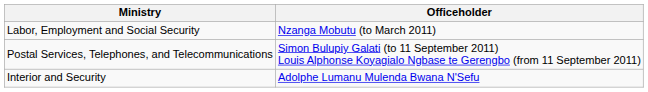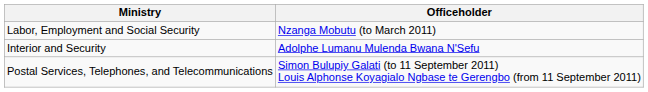rows swapped: (56, 78) <-> (140, 54)
